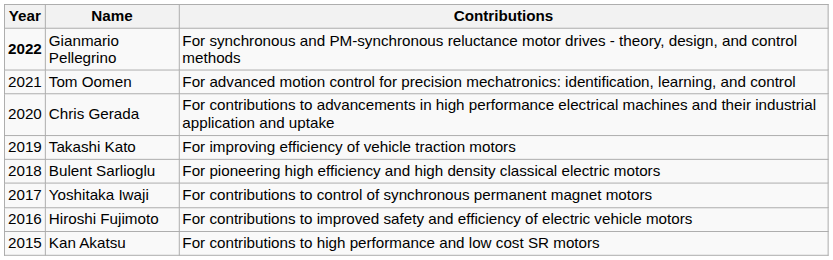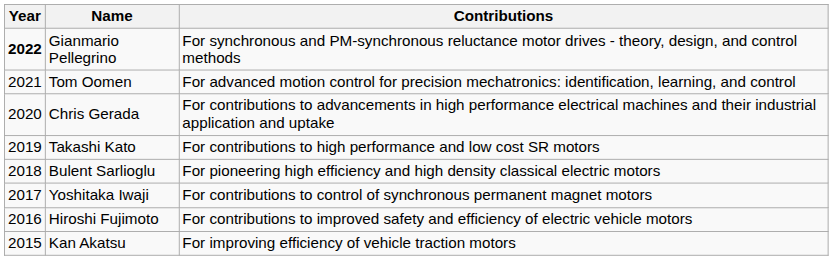(349, 147) For improving efficiency of vehicle traction motors -> (391, 147) For contributions to high performance and low cost SR motors
(391, 243) For contributions to high performance and low cost SR motors -> (349, 243) For improving efficiency of vehicle traction motors
